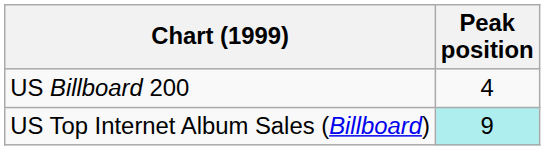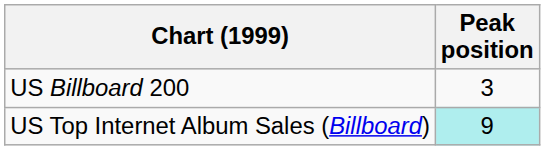(487, 88) 4 -> (487, 88) 3
